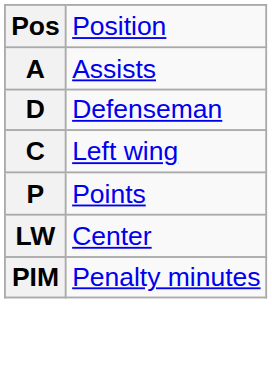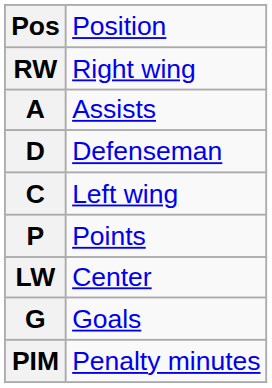+ row: (35, 68)
+ row: (35, 319)
